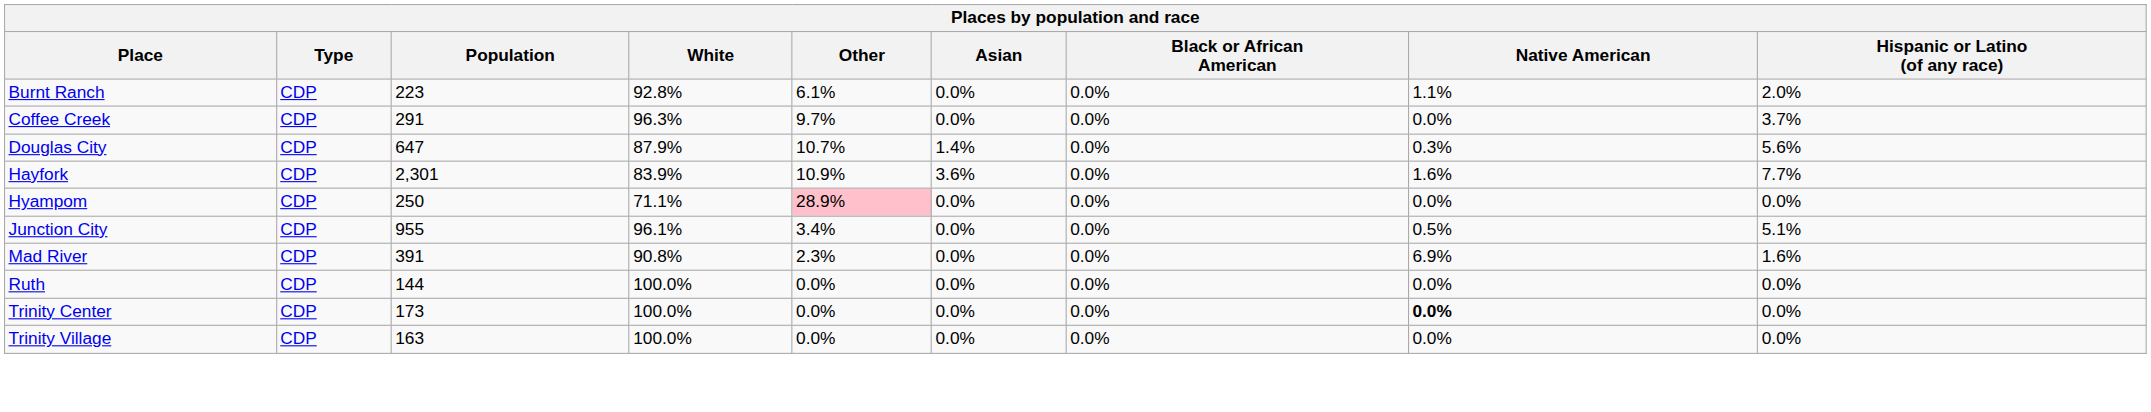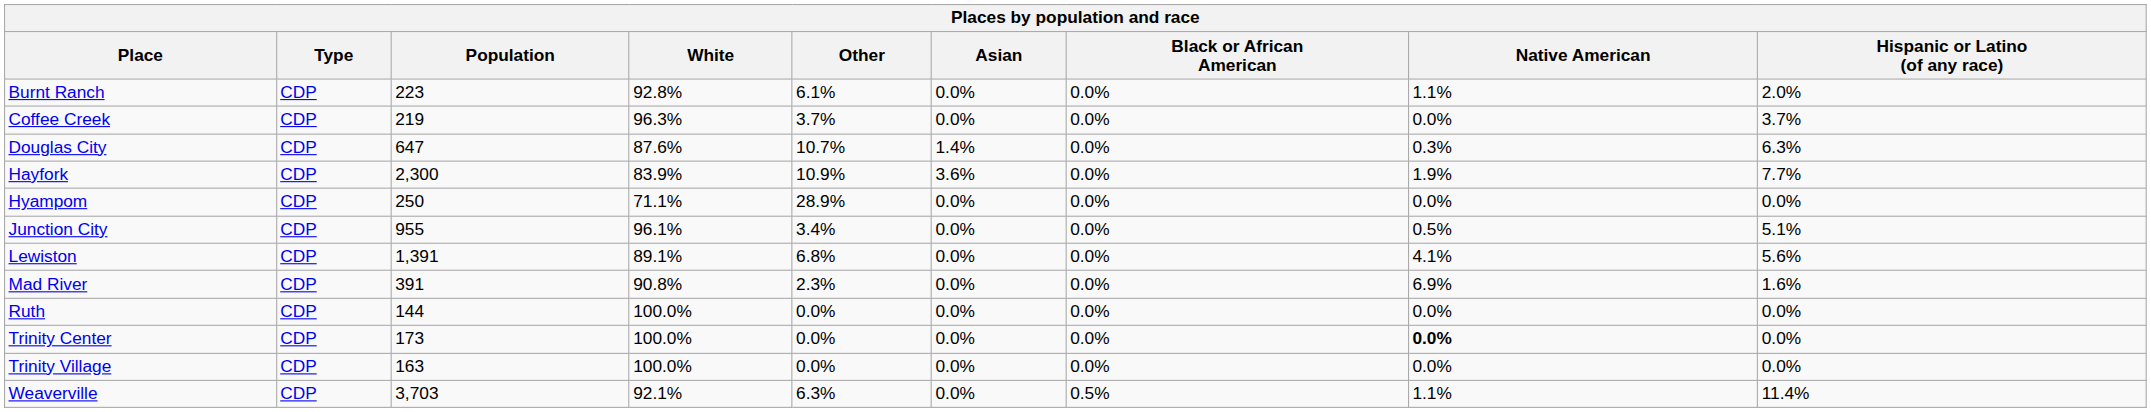(410, 119) 291 -> (410, 119) 219
(816, 119) 9.7% -> (816, 119) 3.7%
(658, 147) 87.9% -> (658, 147) 87.6%
(1781, 147) 5.6% -> (1781, 147) 6.3%
(417, 174) 2,301 -> (417, 174) 2,300
(1432, 174) 1.6% -> (1432, 174) 1.9%
(821, 202) pink background -> (821, 202) no background
+ row: (43, 256)
+ row: (53, 393)
